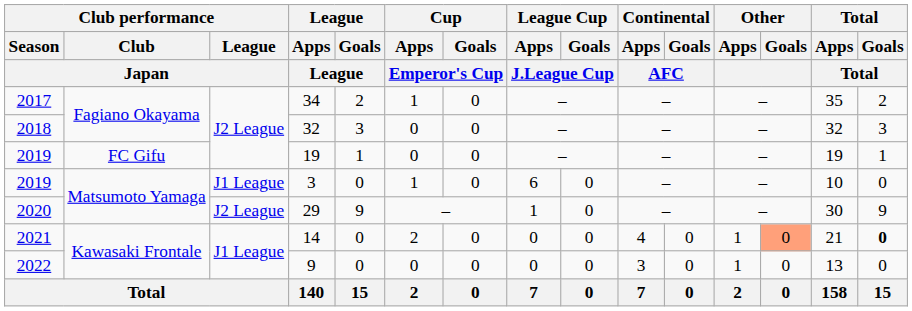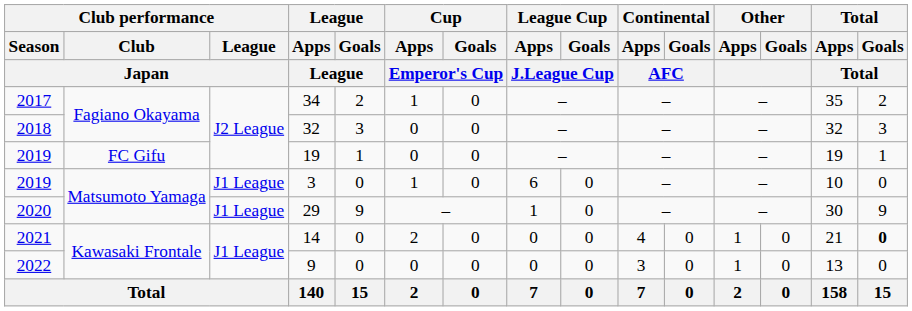(249, 210) J2 League -> (249, 210) J1 League
(786, 237) lightsalmon background -> (786, 237) no background
